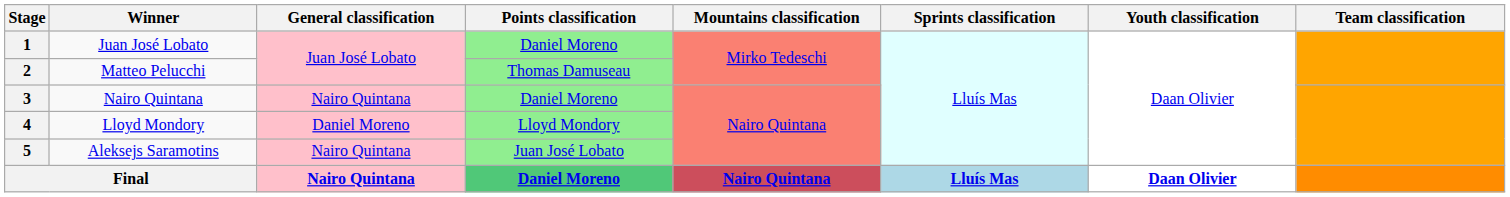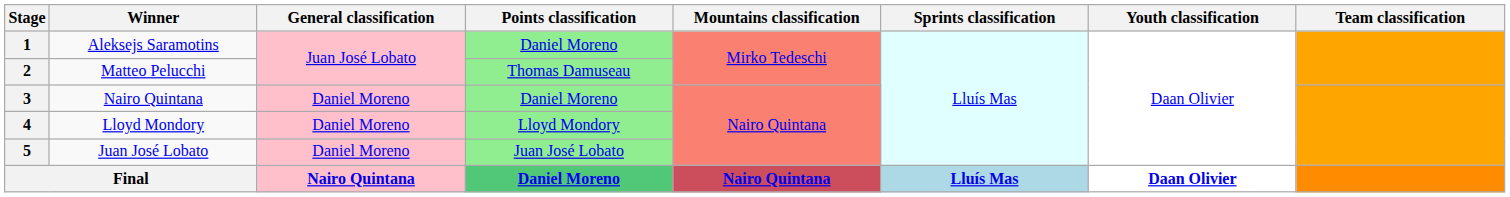(153, 44) Juan José Lobato -> (153, 44) Aleksejs Saramotins
(361, 98) Nairo Quintana -> (361, 98) Daniel Moreno
(153, 152) Aleksejs Saramotins -> (153, 152) Juan José Lobato
(361, 152) Nairo Quintana -> (361, 152) Daniel Moreno
